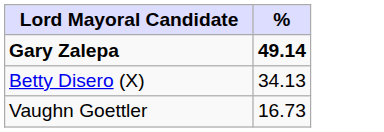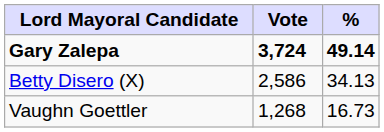+ column: (288, 19)
